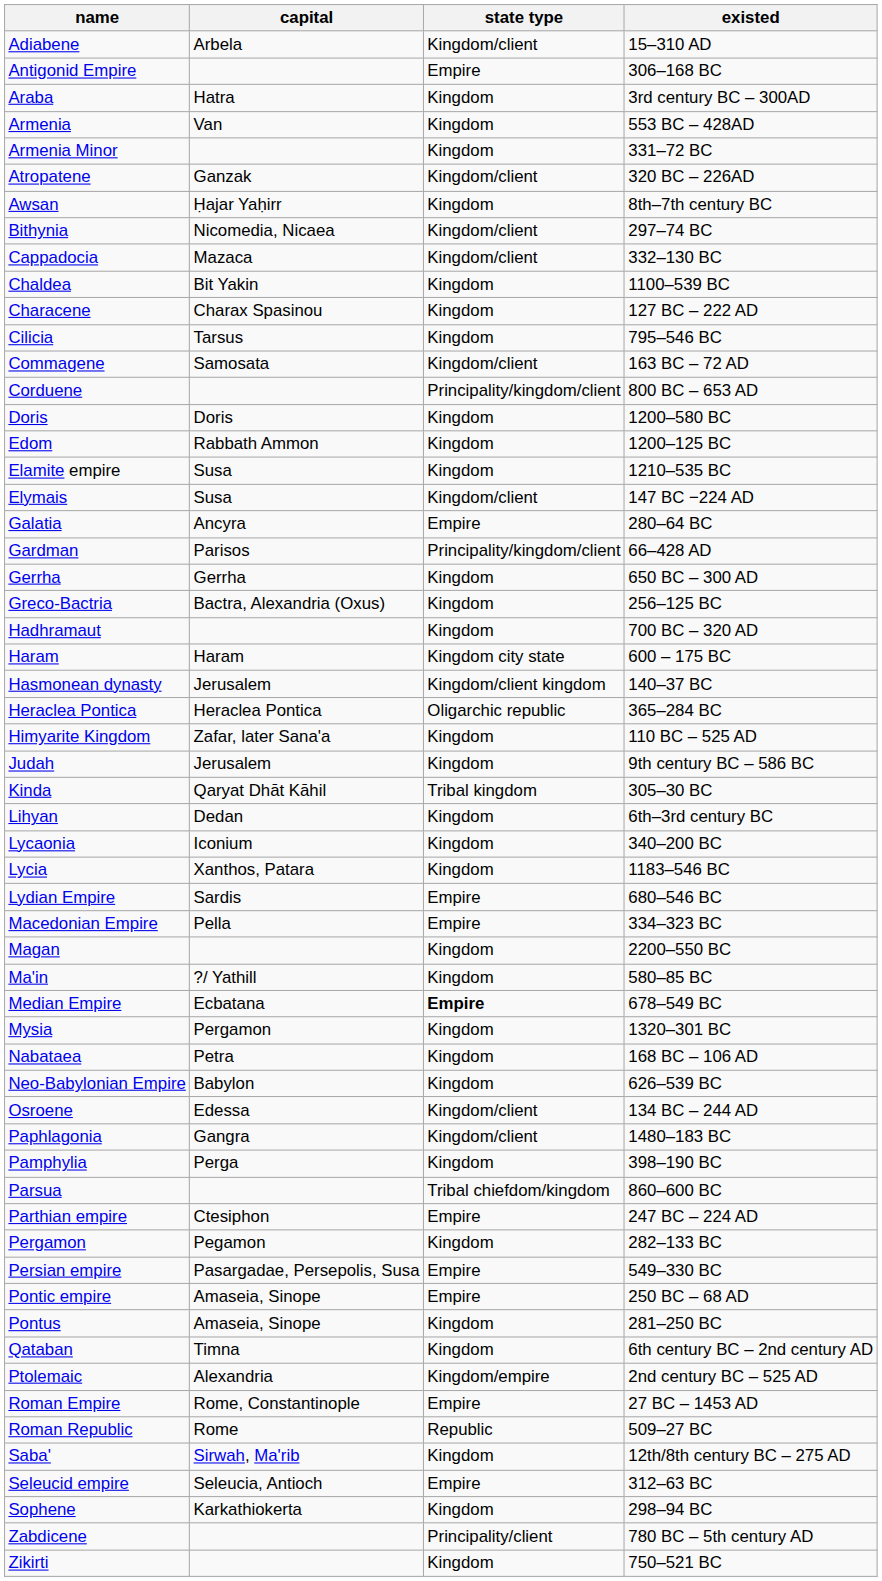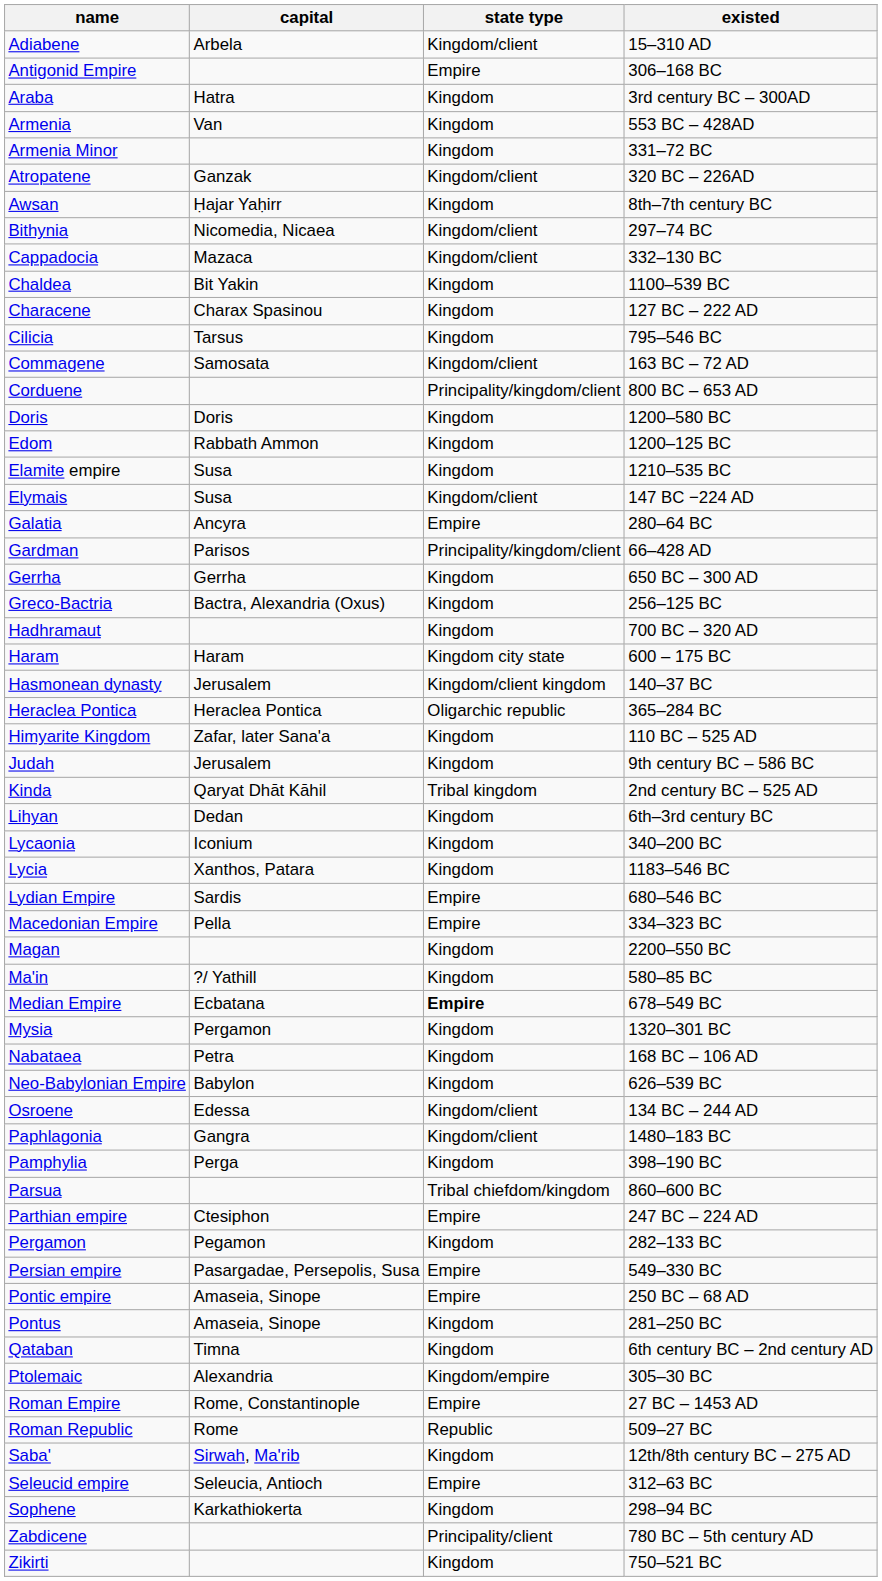(670, 790) 305–30 BC -> (723, 790) 2nd century BC – 525 AD
(723, 1376) 2nd century BC – 525 AD -> (670, 1376) 305–30 BC
